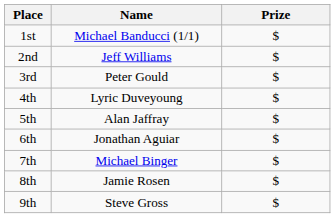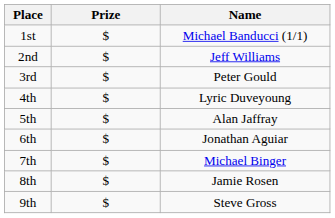columns swapped: (136, 14) <-> (276, 14)
